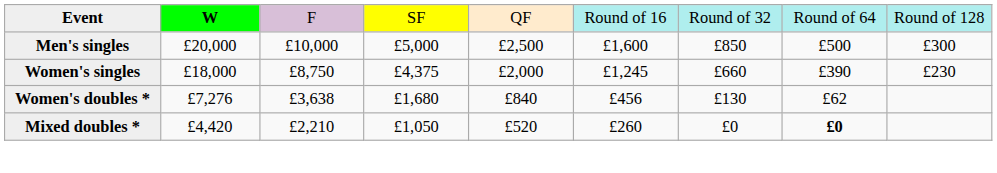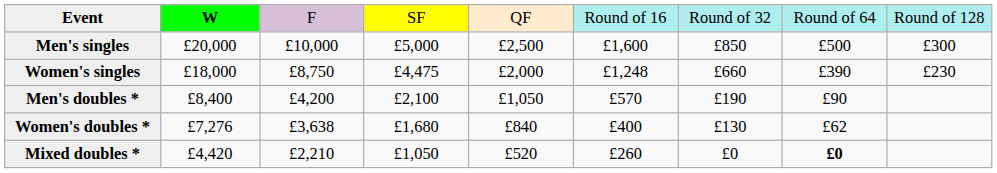(416, 72) £4,375 -> (416, 72) £4,475
(625, 72) £1,245 -> (625, 72) £1,248
+ row: (83, 99)
(625, 99) £456 -> (625, 126) £400
